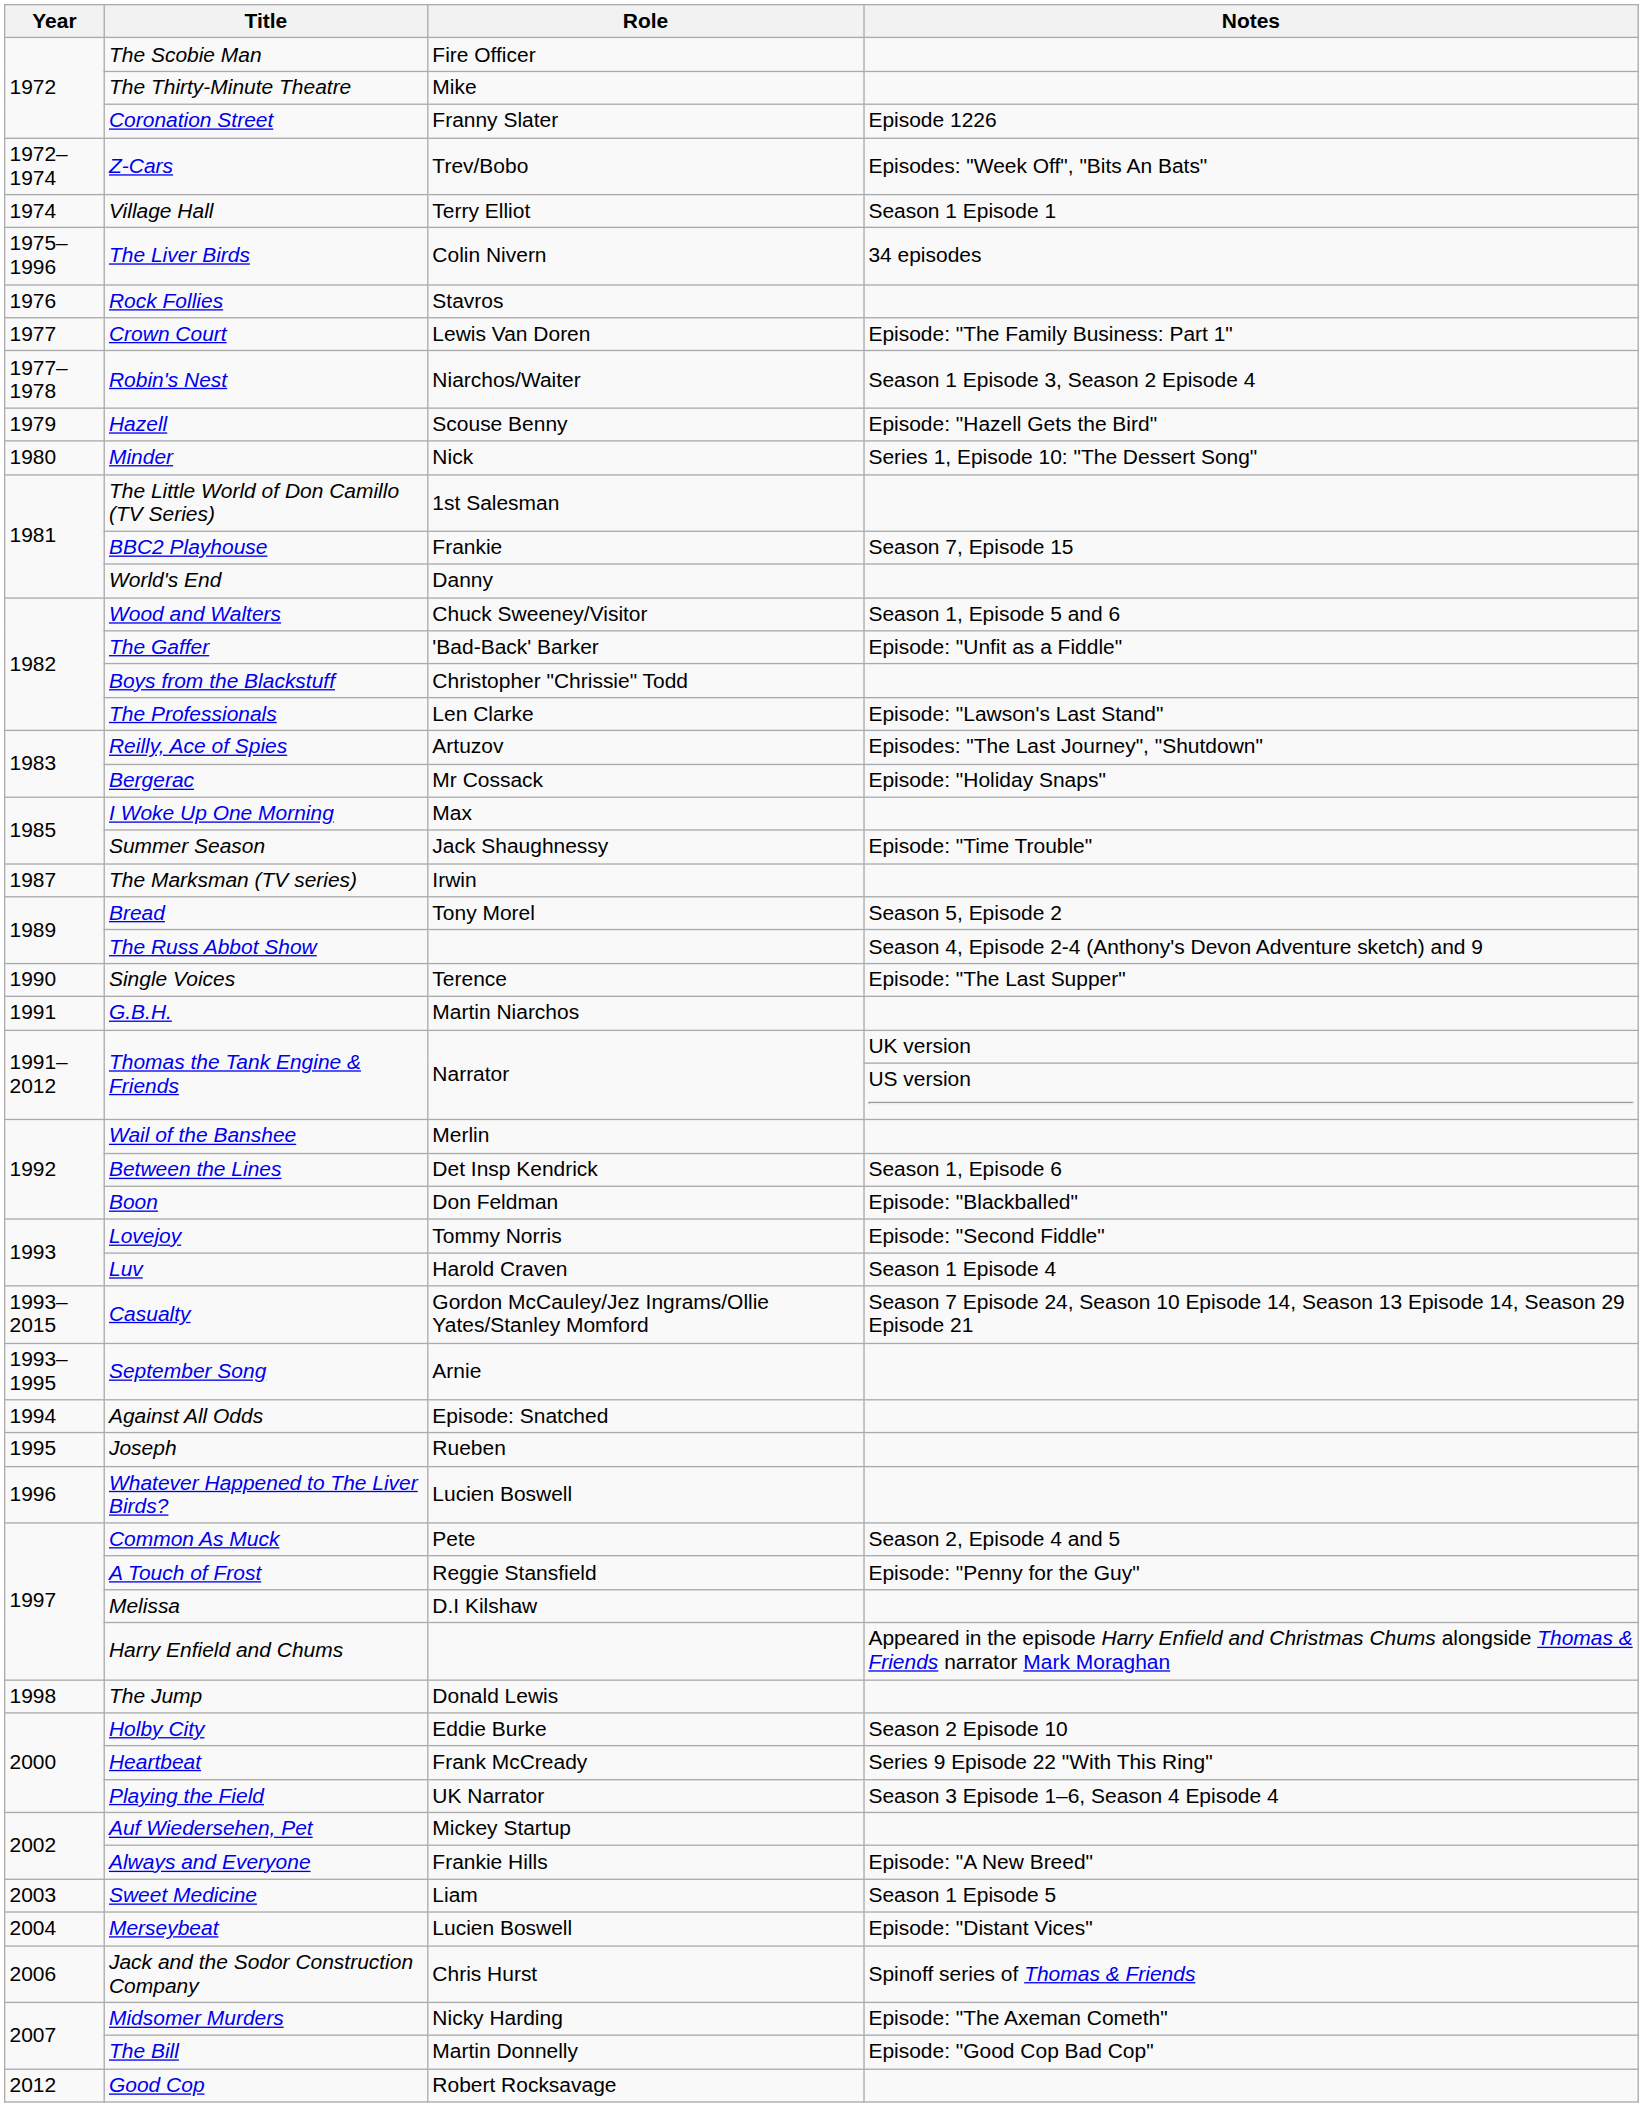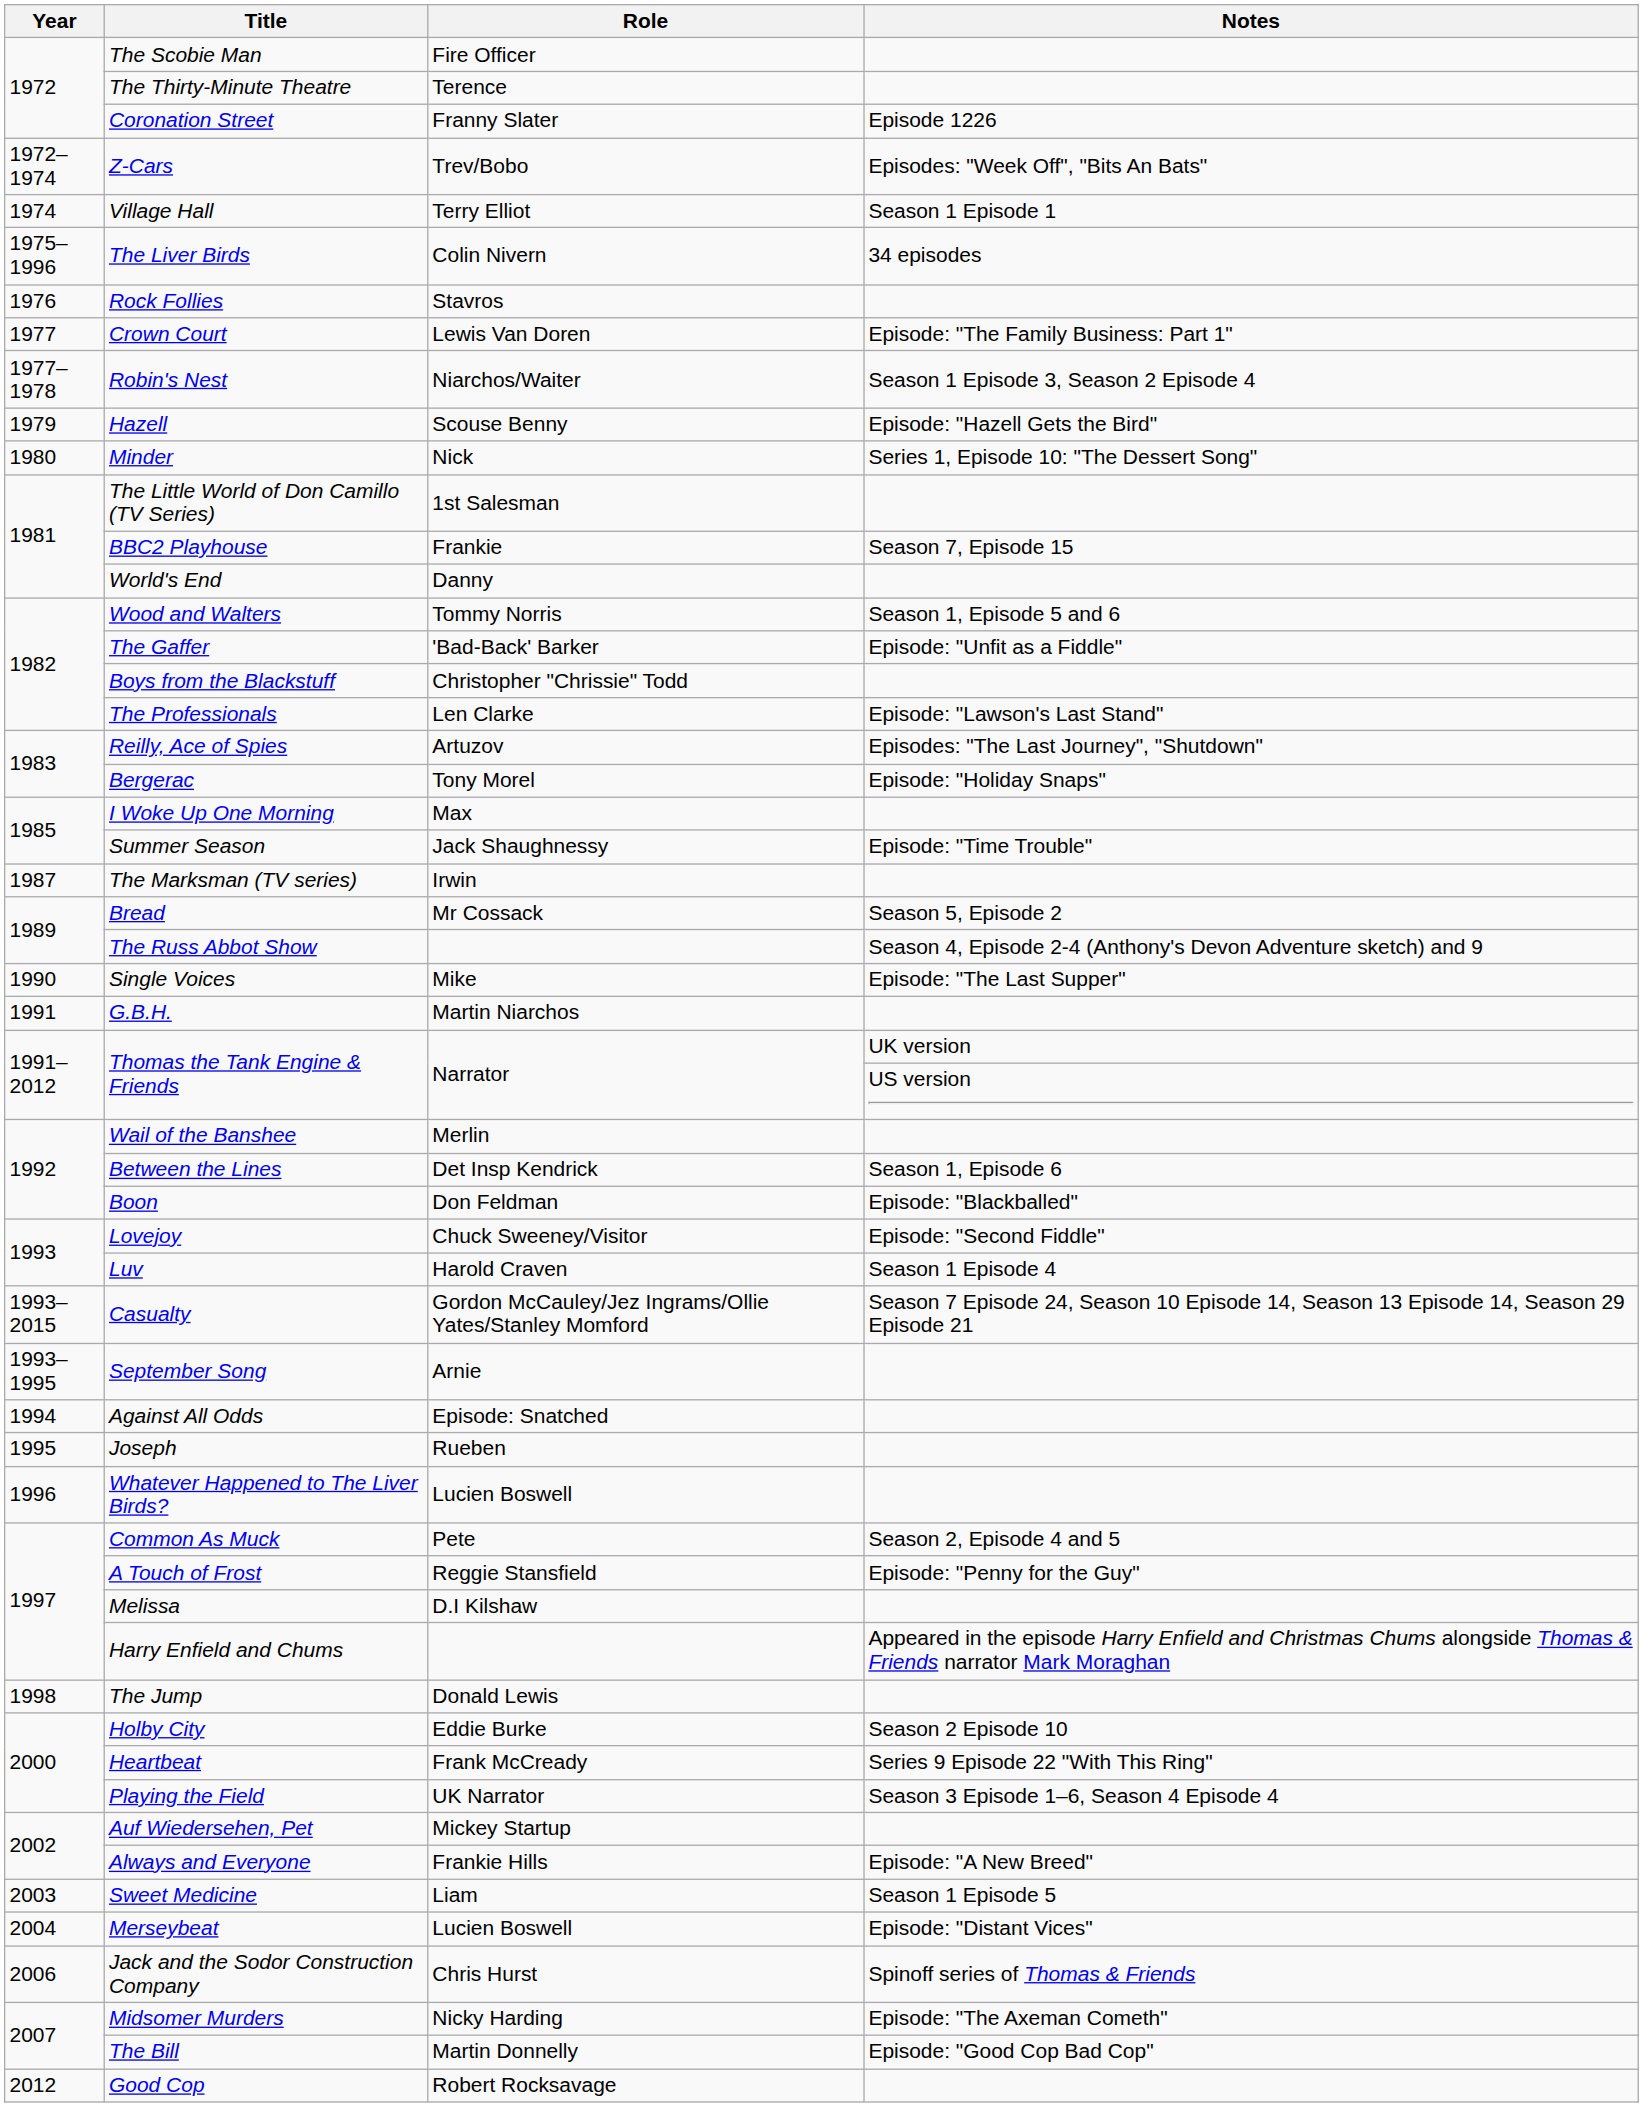(454, 87) Mike -> (470, 87) Terence
(540, 614) Chuck Sweeney/Visitor -> (497, 614) Tommy Norris
(488, 780) Mr Cossack -> (484, 780) Tony Morel
(484, 913) Tony Morel -> (488, 913) Mr Cossack
(470, 979) Terence -> (454, 979) Mike
(497, 1235) Tommy Norris -> (540, 1235) Chuck Sweeney/Visitor
